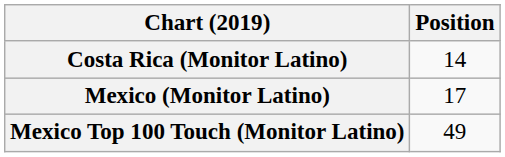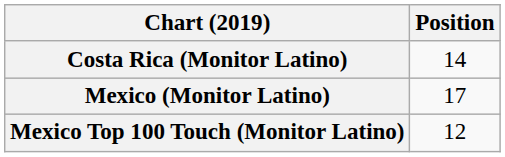(455, 132) 49 -> (455, 132) 12
